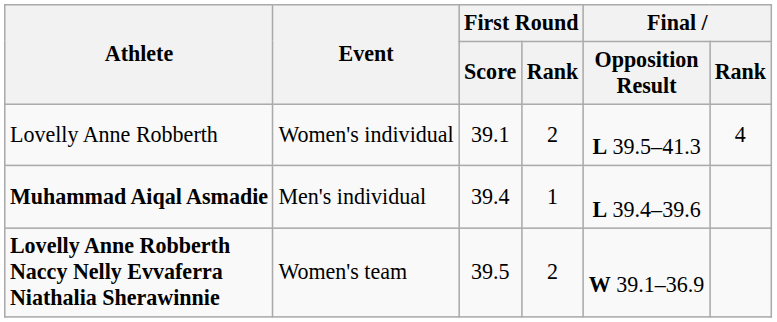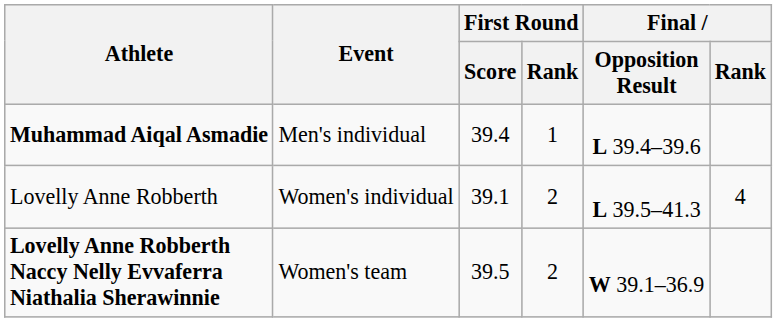rows swapped: (139, 197) <-> (114, 134)
